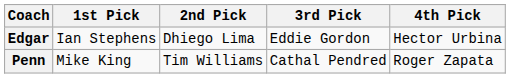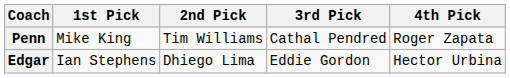rows swapped: (29, 39) <-> (29, 61)
